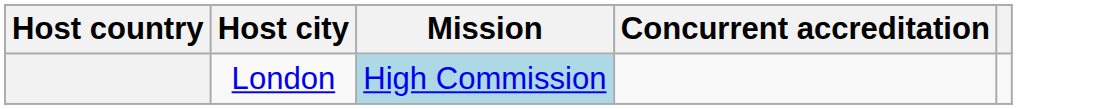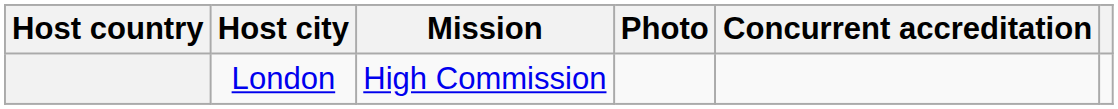+ column: (665, 29)
(485, 78) lightblue background -> (485, 78) no background
